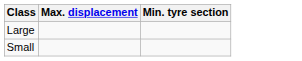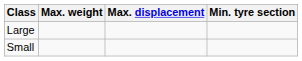+ column: (72, 13)
